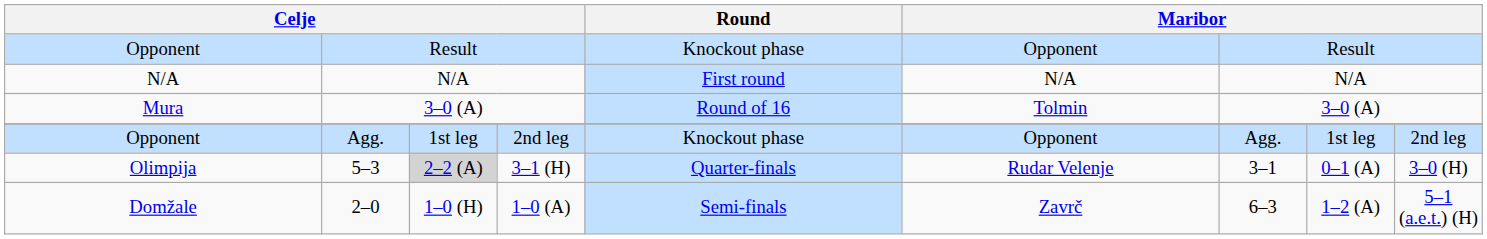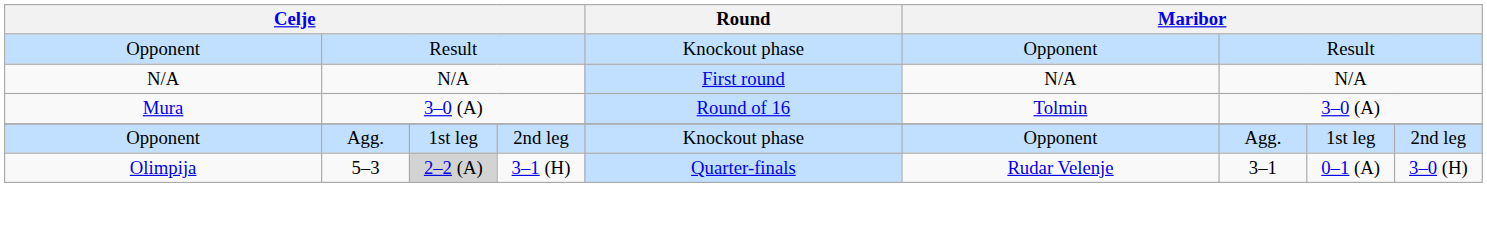- row: (366, 208)
